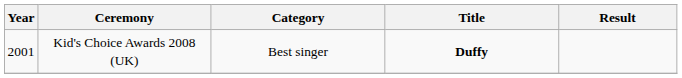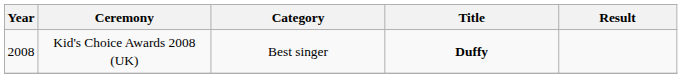(21, 51) 2001 -> (21, 51) 2008
